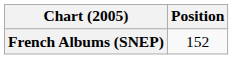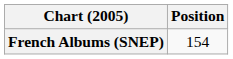(198, 41) 152 -> (198, 41) 154
